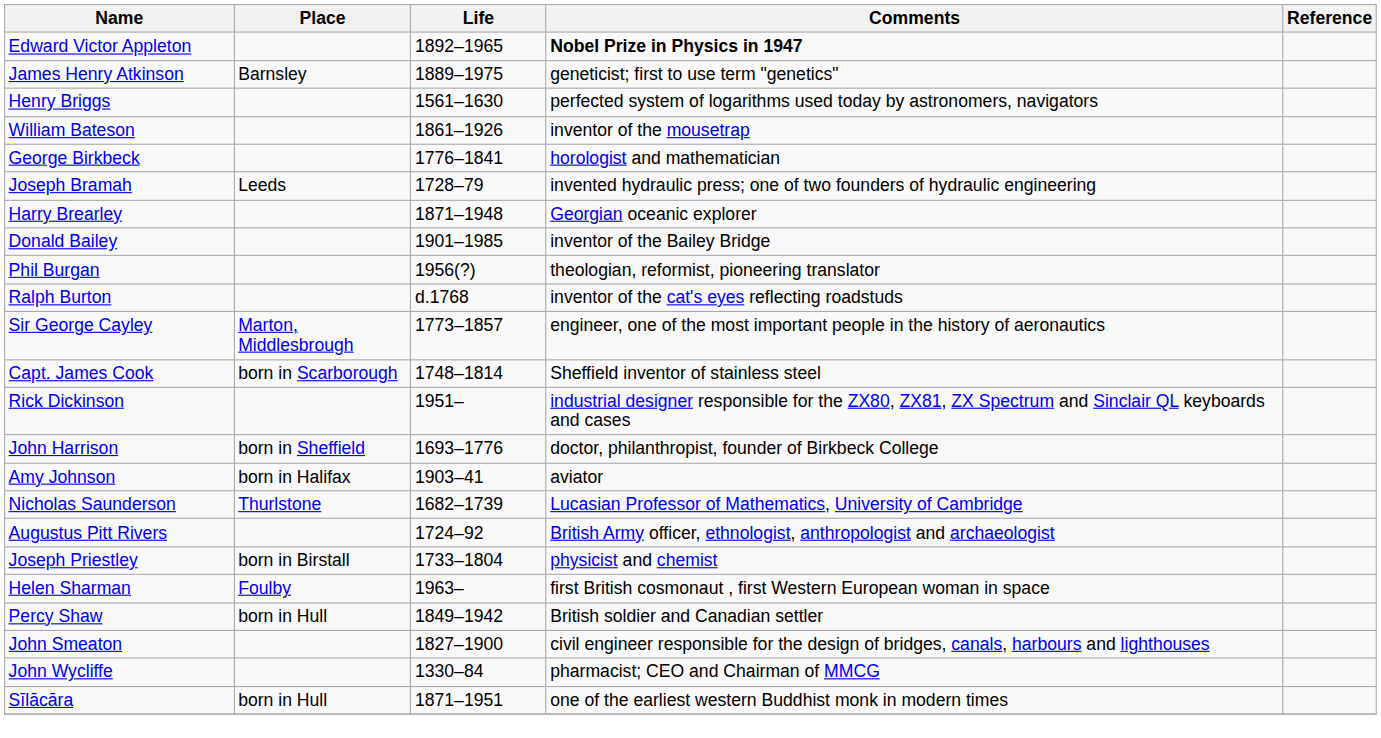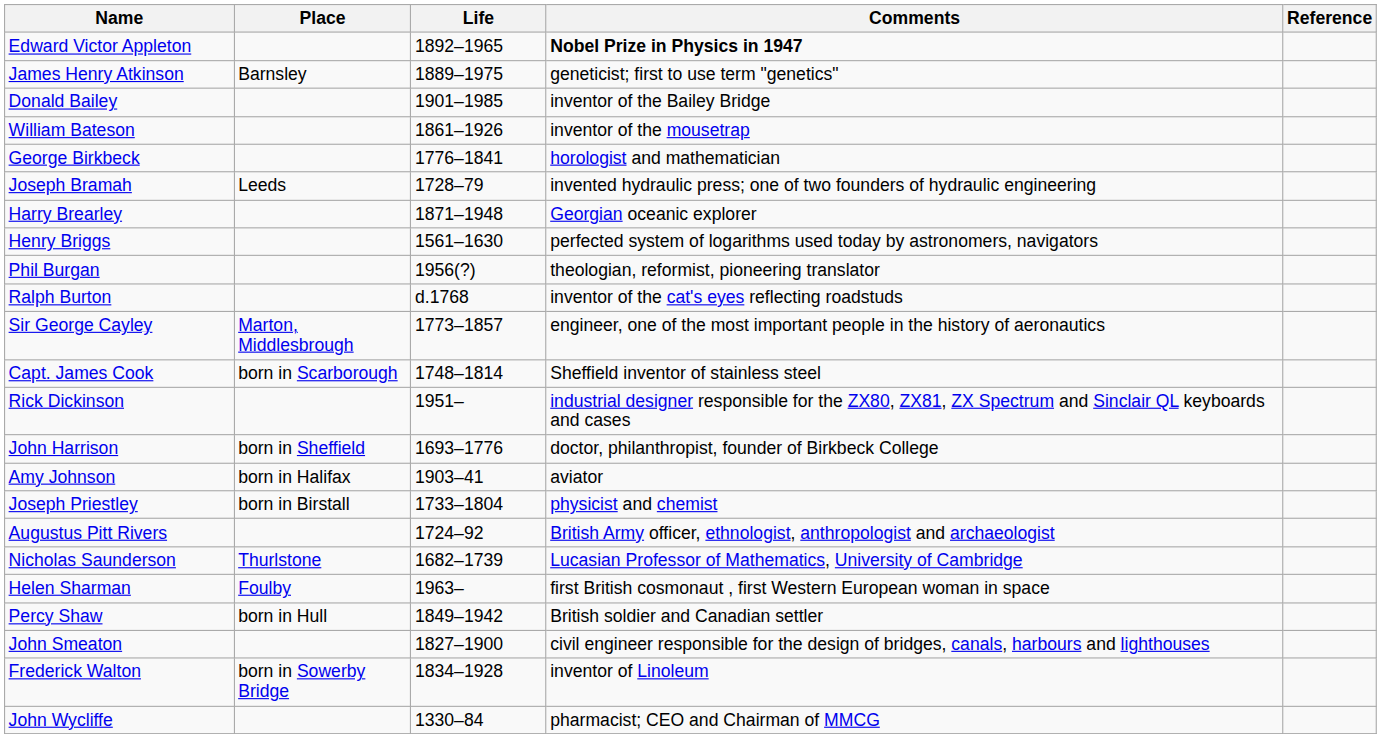rows swapped: (63, 241) <-> (59, 102)
rows swapped: (73, 560) <-> (92, 504)
+ row: (75, 672)
- row: (41, 700)
